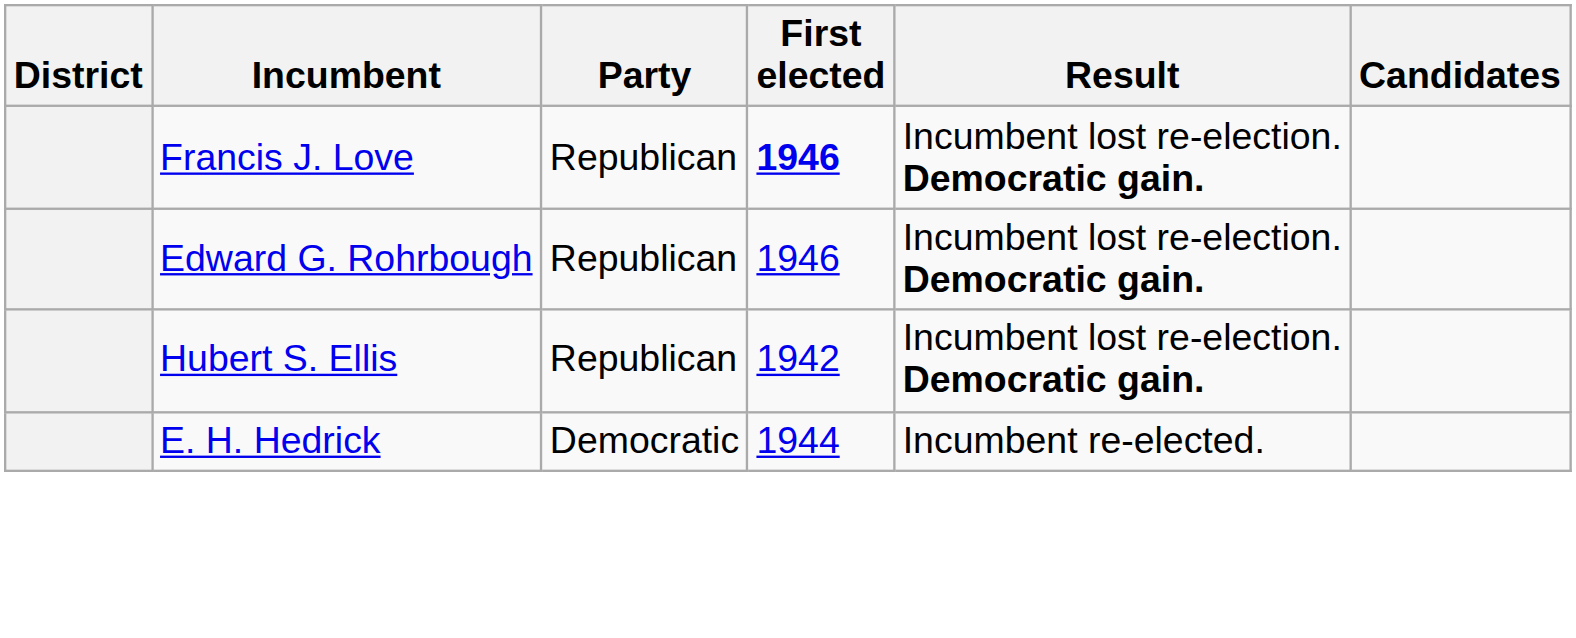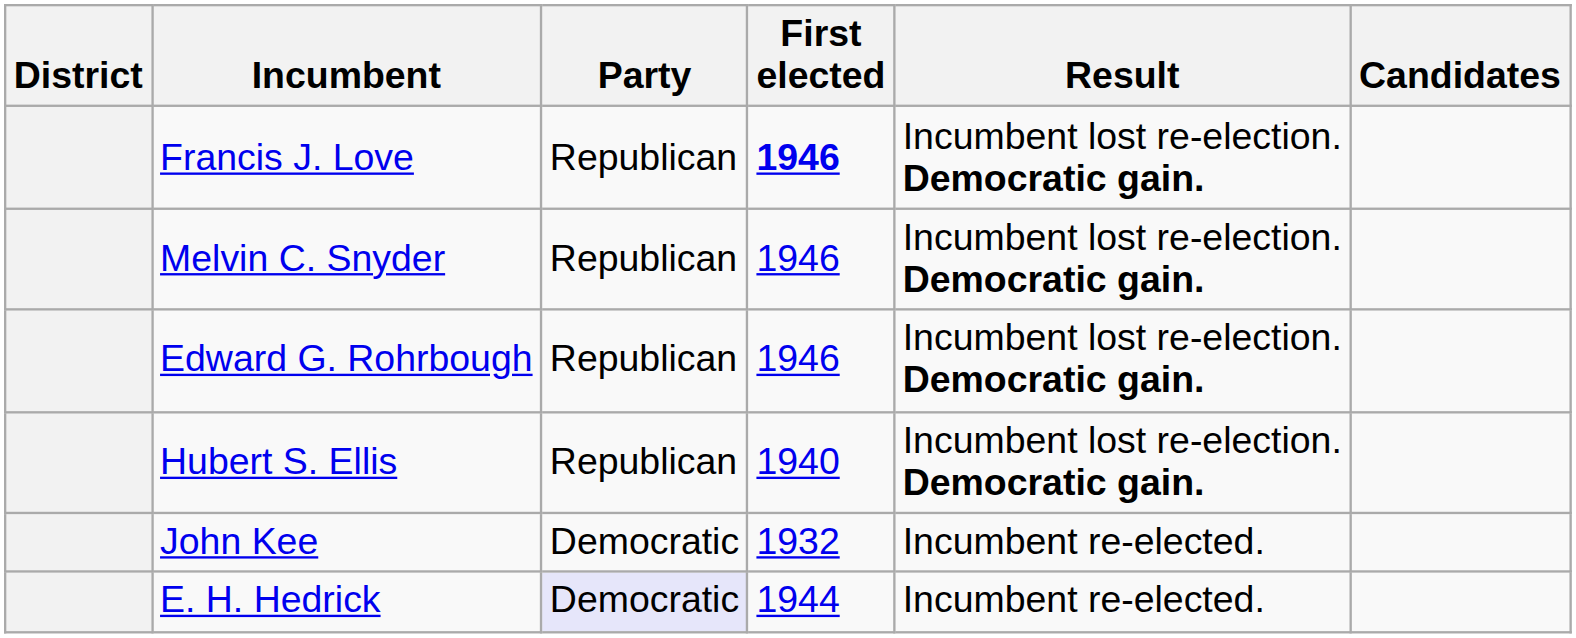+ row: (303, 258)
(798, 359) 1942 -> (798, 461) 1940
+ row: (239, 541)
(645, 440) no background -> (645, 601) lavender background
